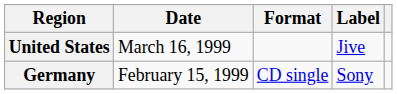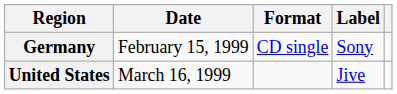rows swapped: (59, 74) <-> (59, 46)
